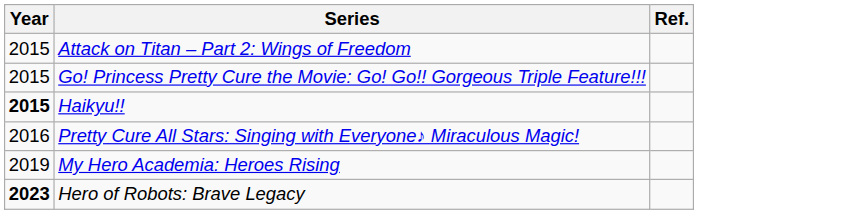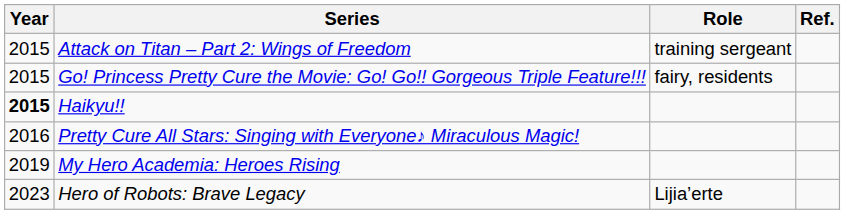+ column: (723, 19)
(29, 194) bold -> (29, 194) normal
